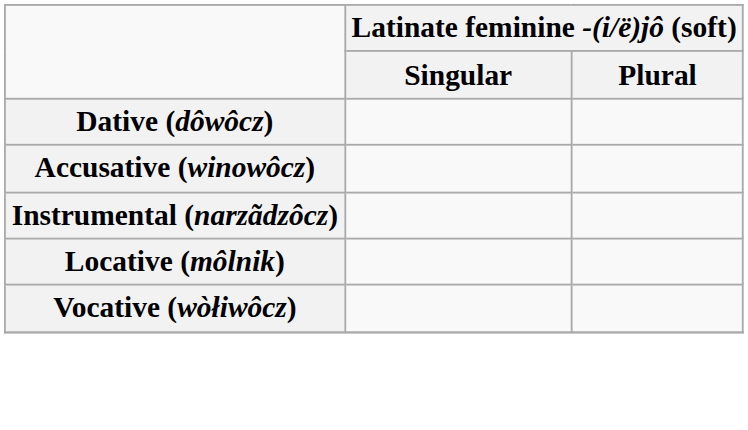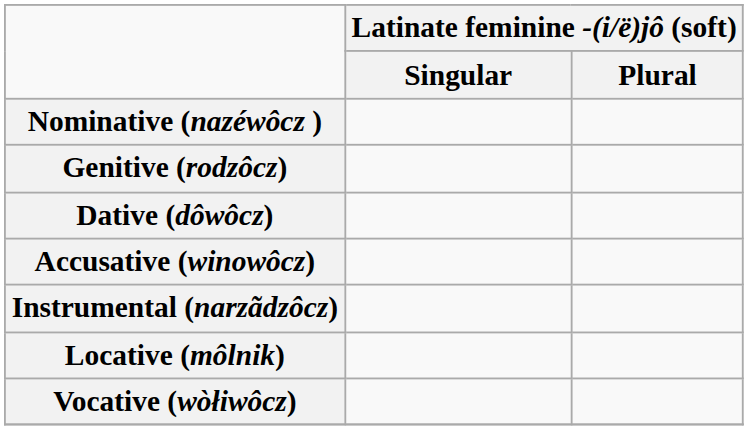+ row: (175, 121)
+ row: (175, 167)
